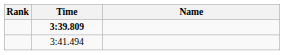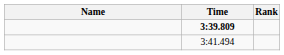columns swapped: (191, 12) <-> (18, 12)
